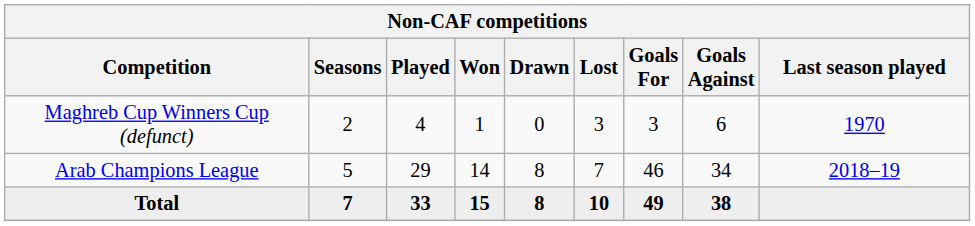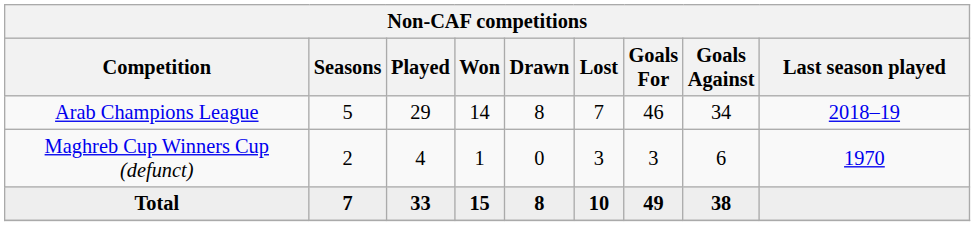rows swapped: (157, 170) <-> (157, 124)
